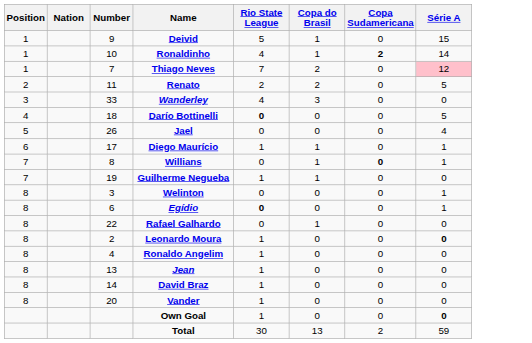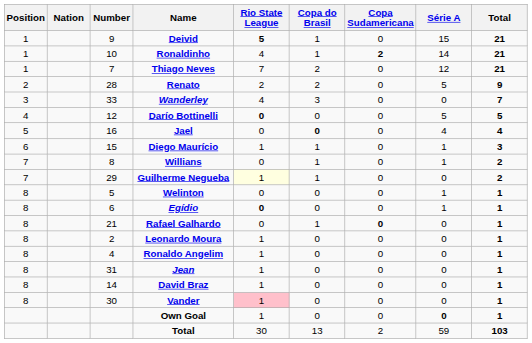+ column: (500, 18)
(261, 38) normal -> (261, 38) bold
(444, 69) pink background -> (444, 69) no background
(112, 85) 11 -> (112, 85) 28
(112, 115) 18 -> (112, 115) 12
(112, 131) 26 -> (112, 131) 16
(317, 131) normal -> (317, 131) bold
(112, 146) 17 -> (112, 146) 15
(381, 162) bold -> (381, 162) normal
(112, 177) 19 -> (112, 177) 29
(261, 177) no background -> (261, 177) lightyellow background
(112, 192) 3 -> (112, 192) 5
(112, 223) 22 -> (112, 223) 21
(381, 223) normal -> (381, 223) bold
(444, 239) bold -> (444, 239) normal
(112, 269) 13 -> (112, 269) 31
(112, 300) 20 -> (112, 300) 30
(261, 300) no background -> (261, 300) pink background
